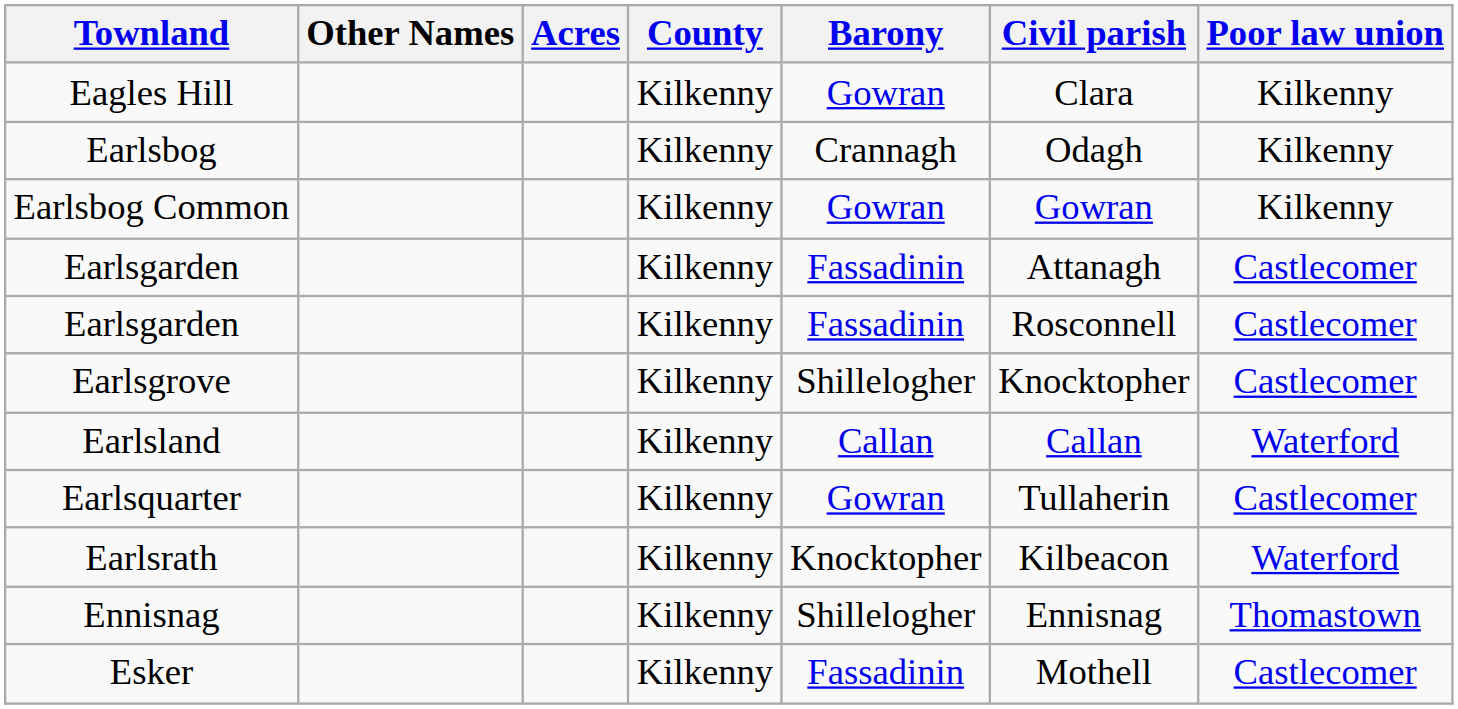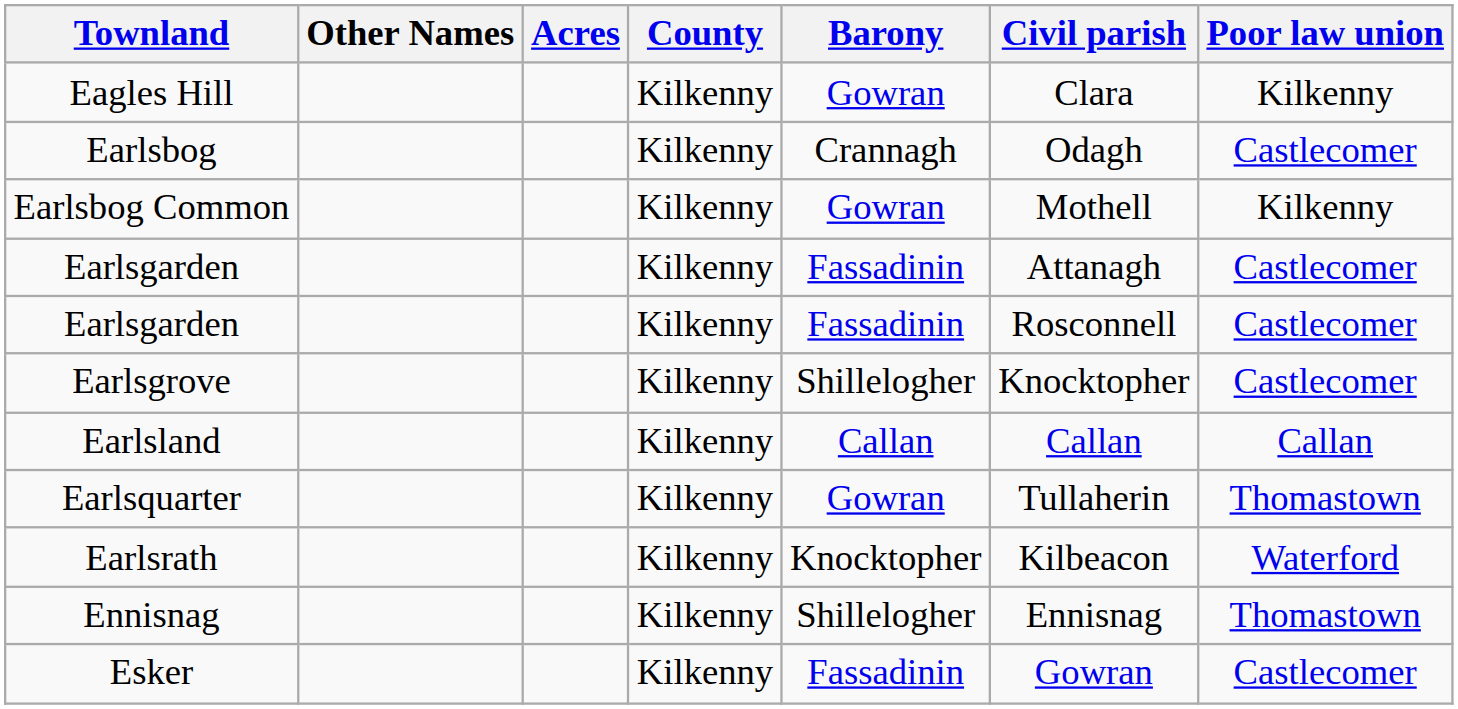(1325, 149) Kilkenny -> (1325, 149) Castlecomer
(1094, 207) Gowran -> (1094, 207) Mothell
(1325, 440) Waterford -> (1325, 440) Callan
(1325, 498) Castlecomer -> (1325, 498) Thomastown
(1094, 672) Mothell -> (1094, 672) Gowran
